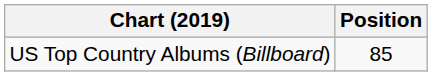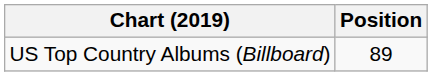(381, 53) 85 -> (381, 53) 89
